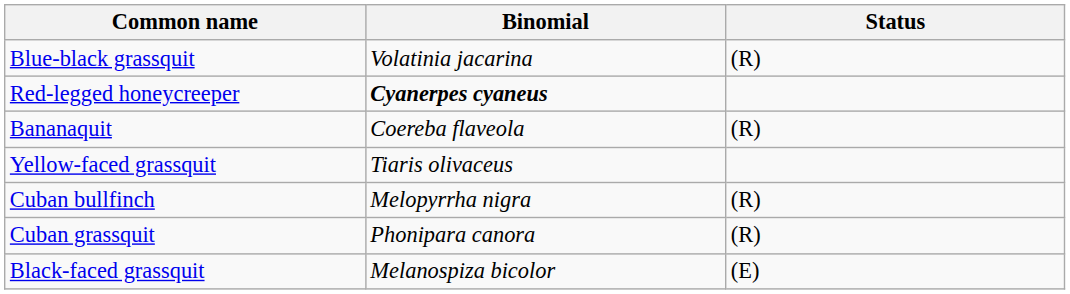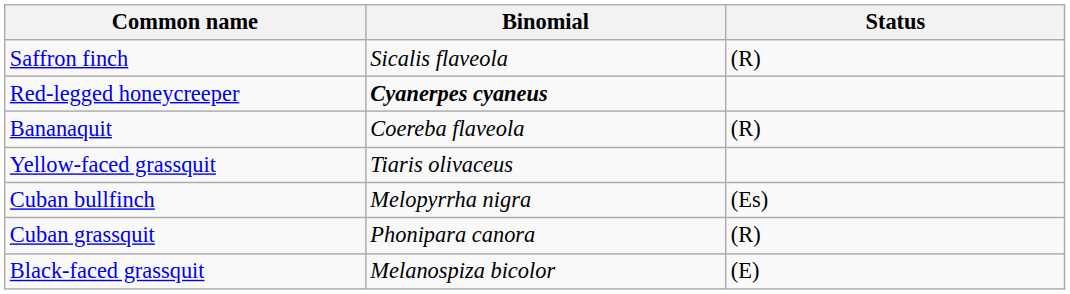+ row: (69, 57)
- row: (102, 57)
(746, 199) (R) -> (750, 199) (Es)
